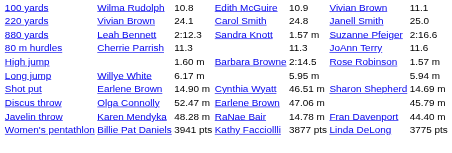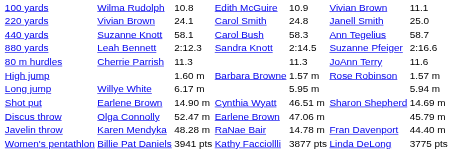+ row: (27, 34)
(304, 34) 1.57 m -> (303, 48) 2:14.5
(303, 62) 2:14.5 -> (304, 75) 1.57 m
